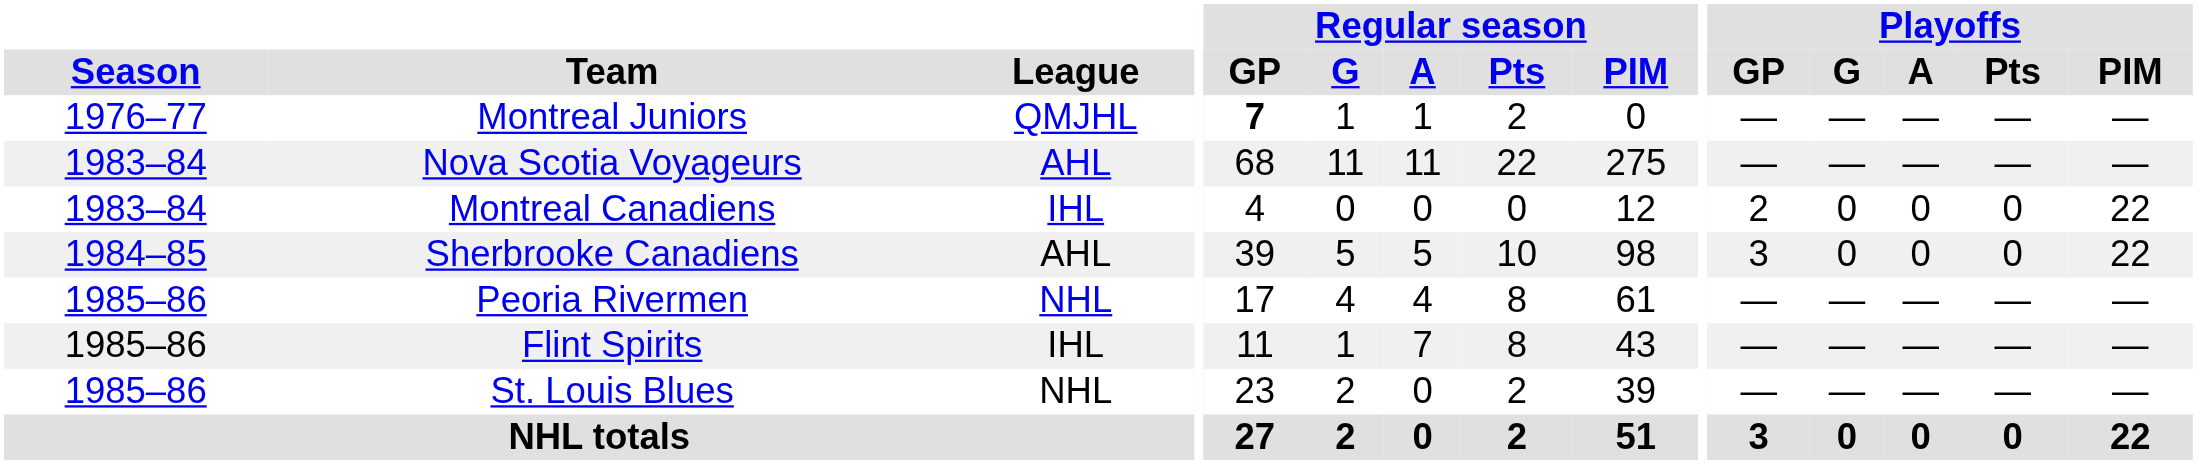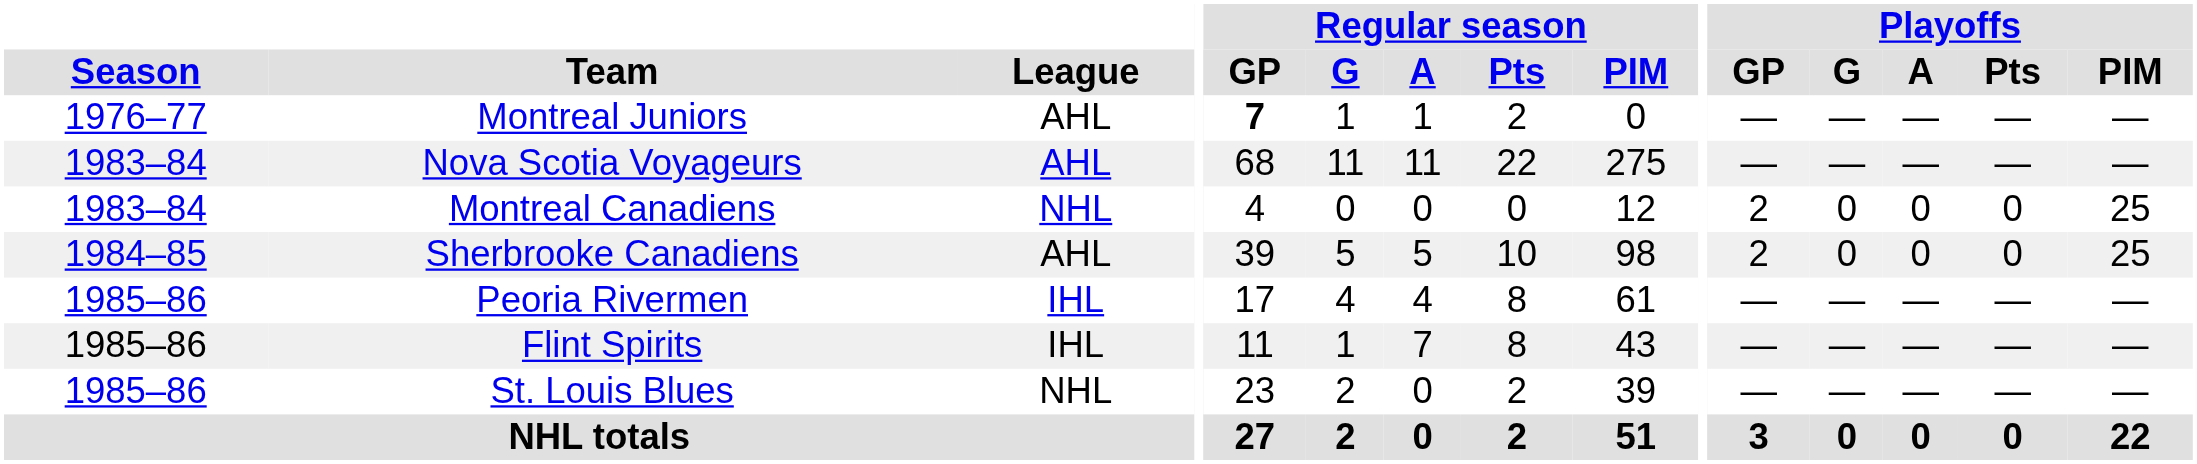(1076, 117) QMJHL -> (1076, 117) AHL
(1076, 208) IHL -> (1076, 208) NHL
(2130, 208) 22 -> (2130, 208) 25
(1759, 254) 3 -> (1759, 254) 2
(2130, 254) 22 -> (2130, 254) 25
(1076, 299) NHL -> (1076, 299) IHL
